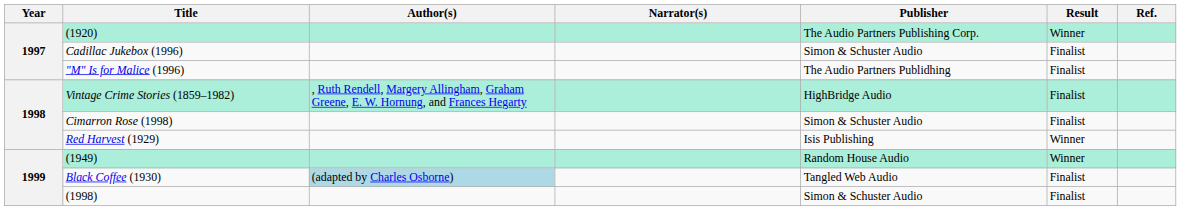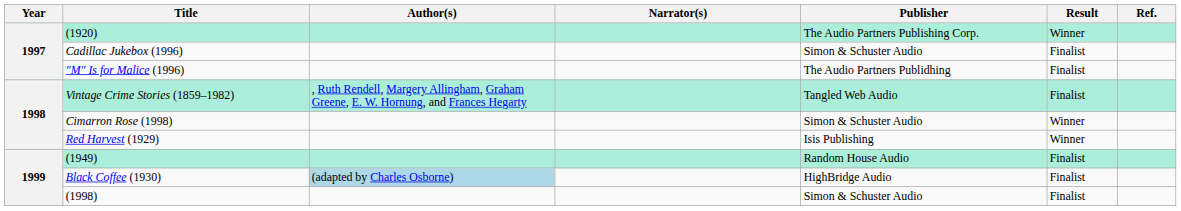(848, 95) HighBridge Audio -> (851, 95) Tangled Web Audio
(1067, 121) Finalist -> (1067, 121) Winner
(1067, 158) Winner -> (1067, 158) Finalist
(851, 177) Tangled Web Audio -> (848, 177) HighBridge Audio
